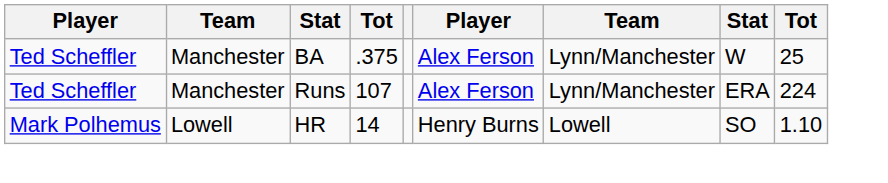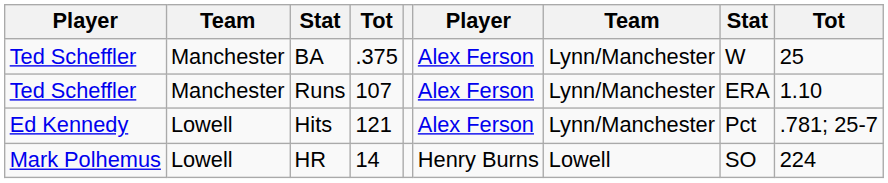(798, 90) 224 -> (801, 90) 1.10
+ row: (313, 125)
(801, 125) 1.10 -> (798, 159) 224
